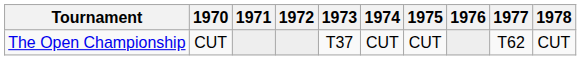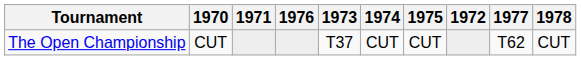columns swapped: (296, 17) <-> (468, 17)
